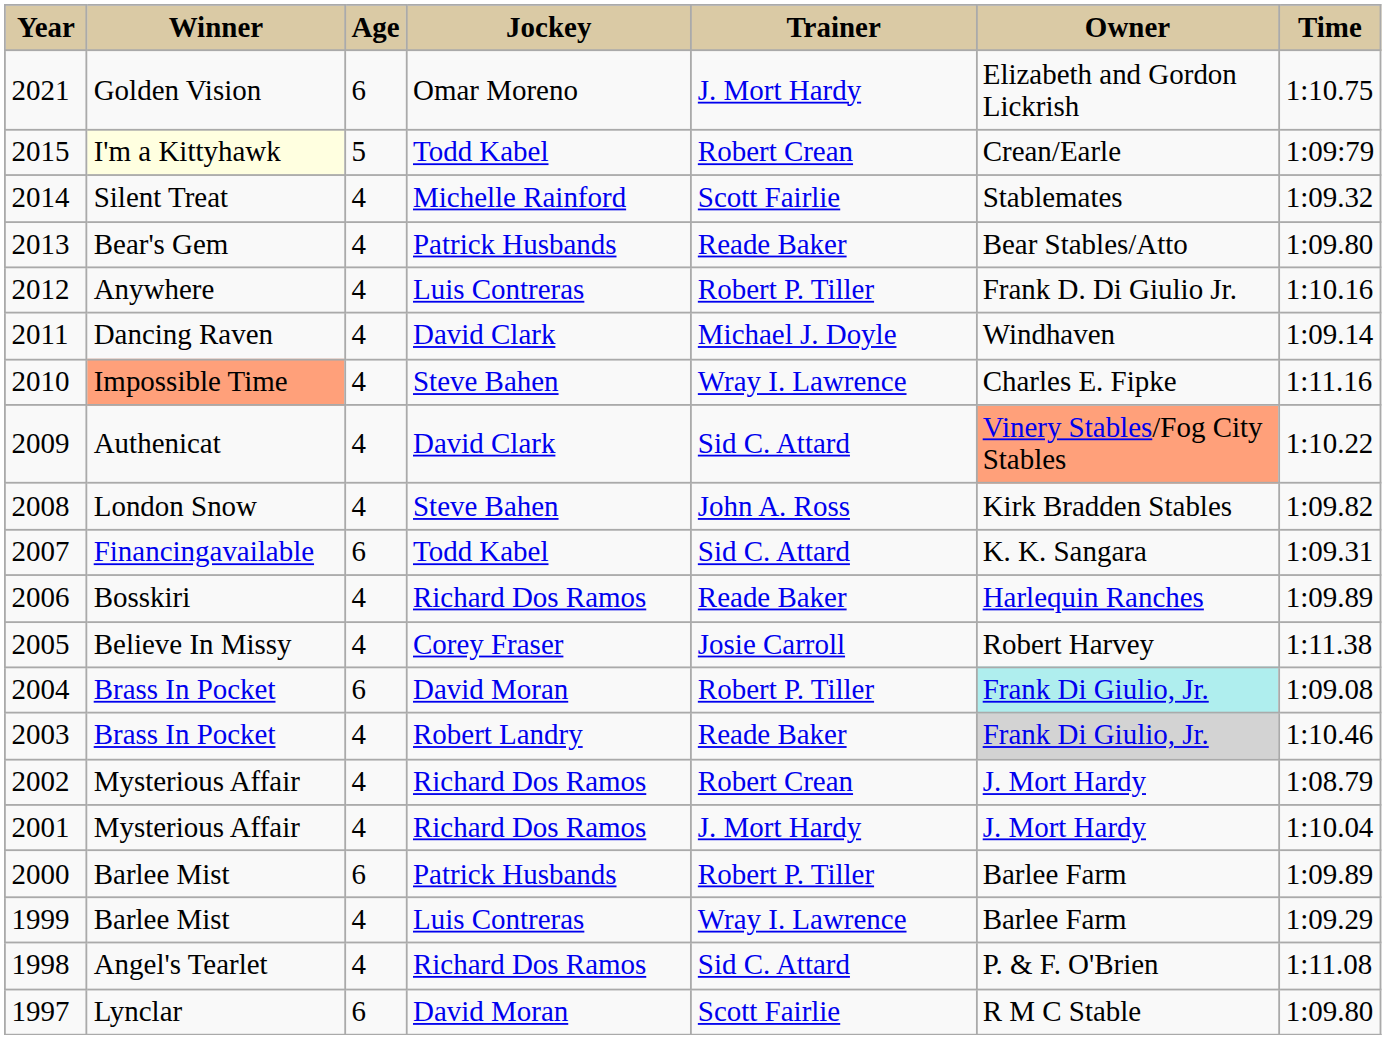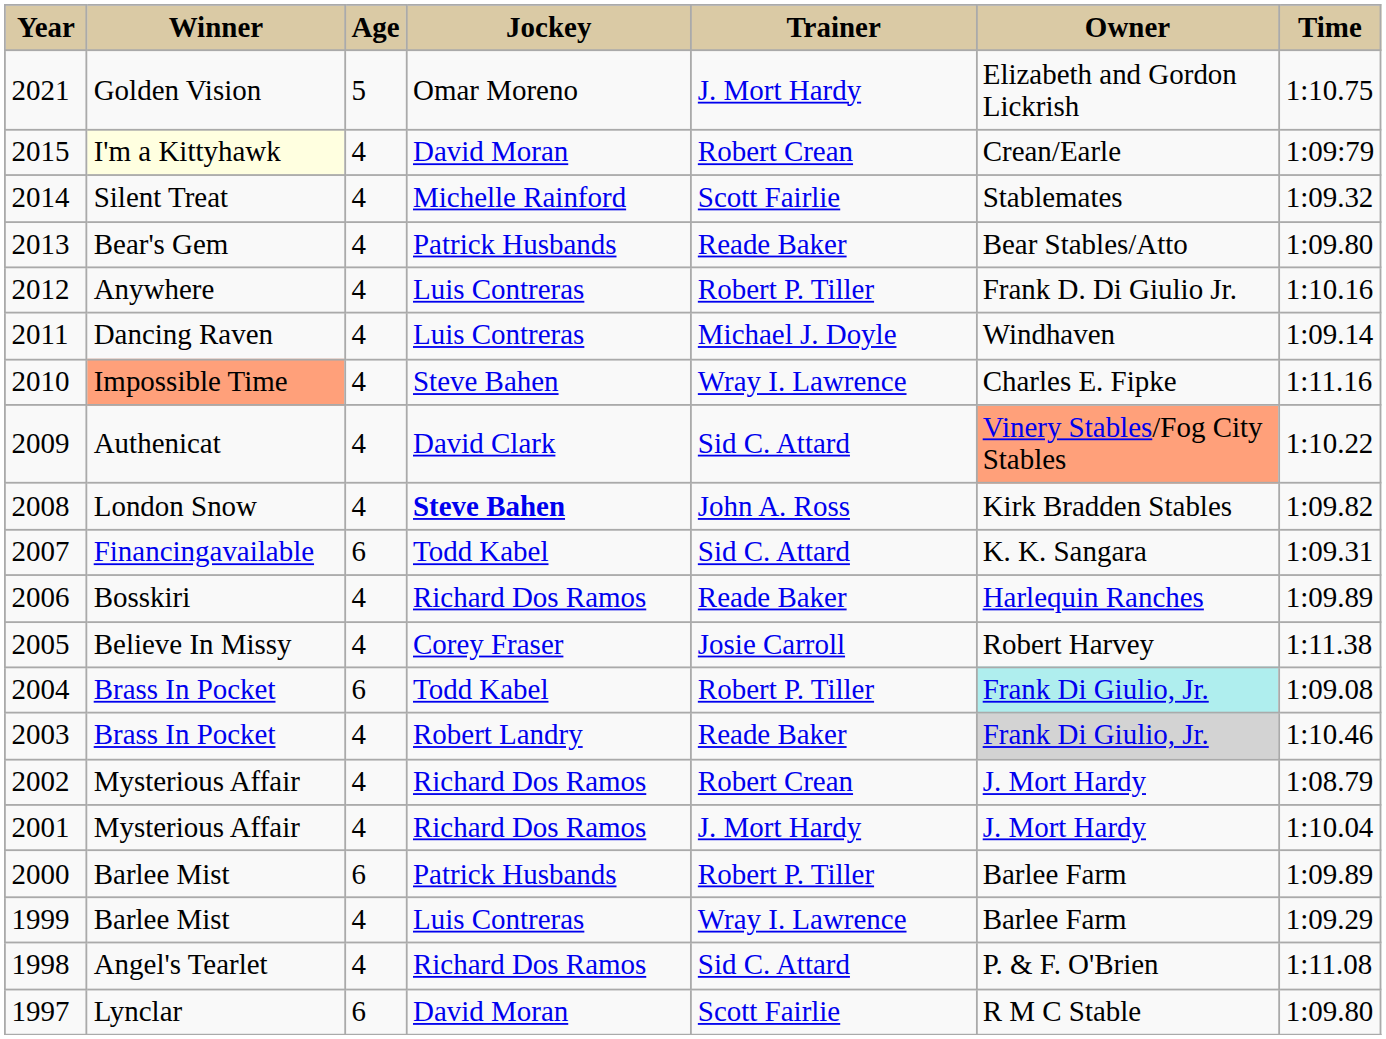(359, 89) 6 -> (359, 89) 5
(359, 151) 5 -> (359, 151) 4
(481, 151) Todd Kabel -> (491, 151) David Moran
(484, 335) David Clark -> (499, 335) Luis Contreras
(486, 505) normal -> (489, 505) bold
(491, 689) David Moran -> (481, 689) Todd Kabel
